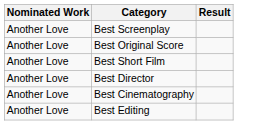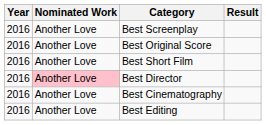+ column: (18, 12)
(38, 78) no background -> (66, 78) pink background
